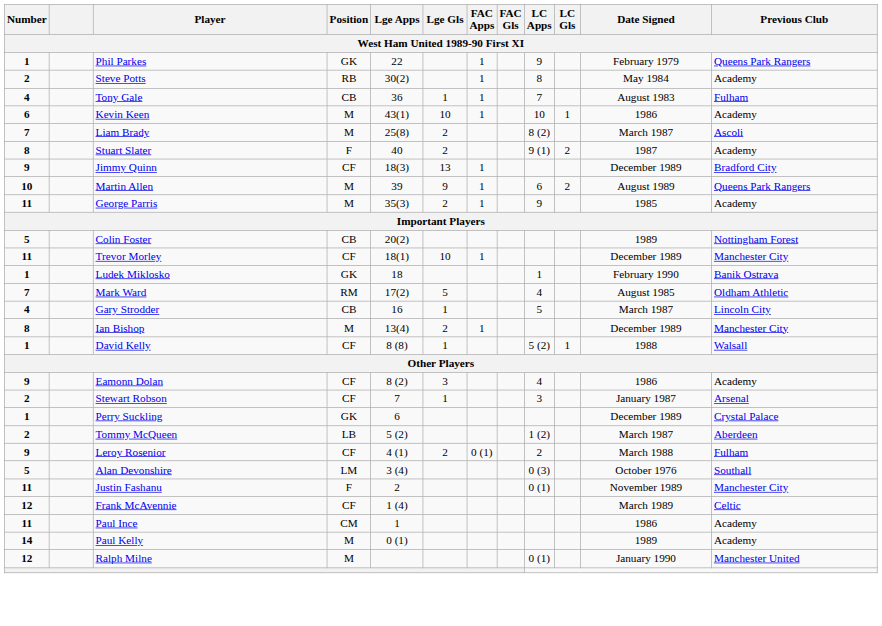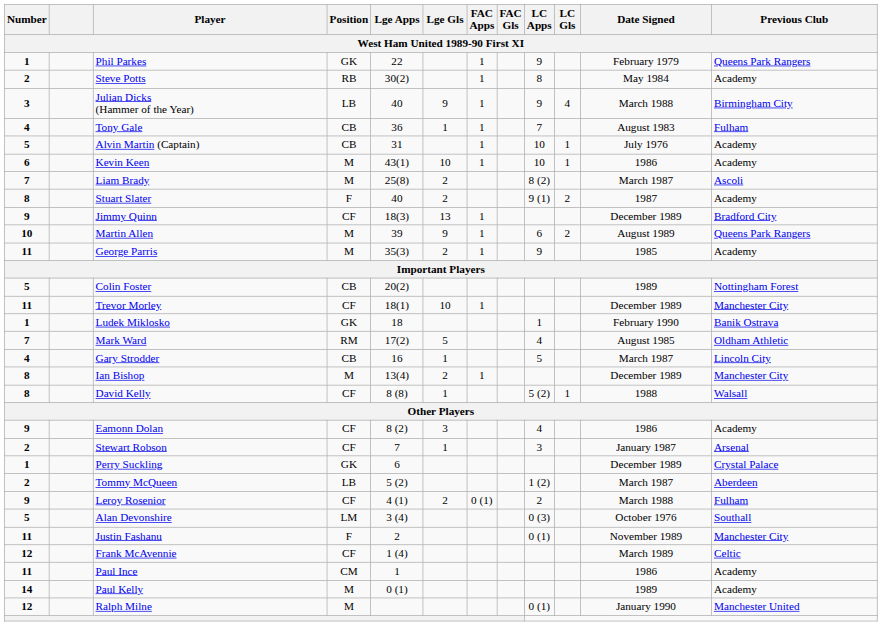+ row: (145, 103)
+ row: (148, 145)
(27, 345) 1 -> (27, 393) 8
